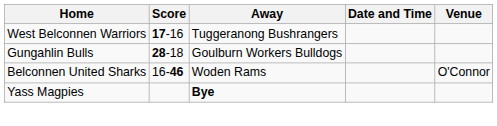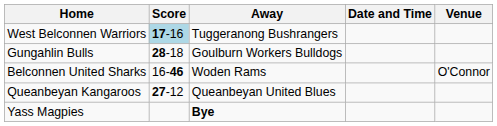(168, 33) no background -> (168, 33) lightblue background
+ row: (74, 92)
